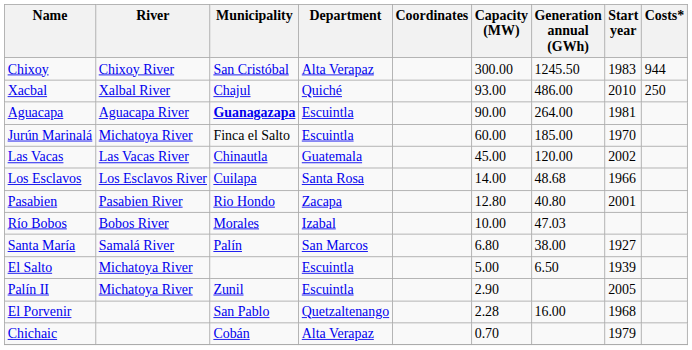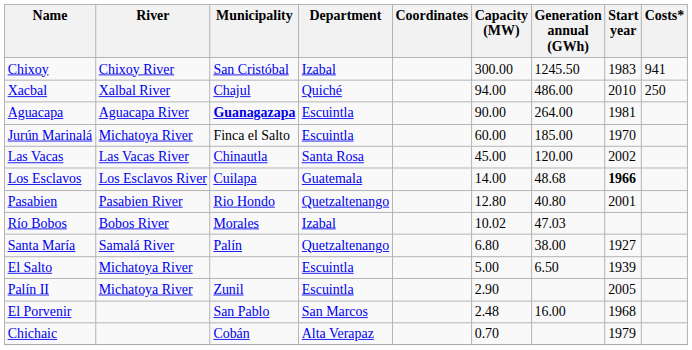(338, 68) Alta Verapaz -> (319, 68) Izabal
(664, 69) 944 -> (664, 69) 941
(501, 91) 93.00 -> (501, 91) 94.00
(332, 157) Guatemala -> (333, 157) Santa Rosa
(333, 179) Santa Rosa -> (332, 179) Guatemala
(623, 179) normal -> (623, 179) bold
(322, 201) Zacapa -> (345, 201) Quetzaltenango
(501, 223) 10.00 -> (501, 223) 10.02
(335, 245) San Marcos -> (345, 245) Quetzaltenango
(345, 311) Quetzaltenango -> (335, 311) San Marcos
(501, 312) 2.28 -> (501, 312) 2.48
